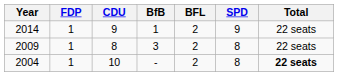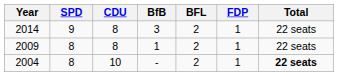columns swapped: (237, 12) <-> (71, 12)
(114, 29) 9 -> (115, 29) 8
(156, 29) 1 -> (157, 29) 3
(156, 46) 3 -> (157, 46) 1
